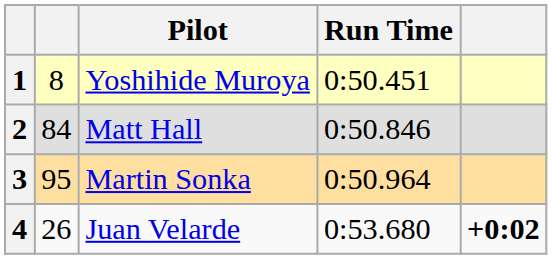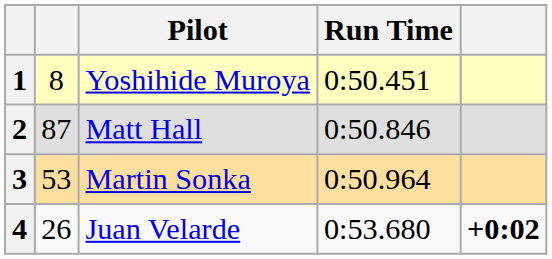(56, 129) 84 -> (56, 129) 87
(56, 179) 95 -> (56, 179) 53
